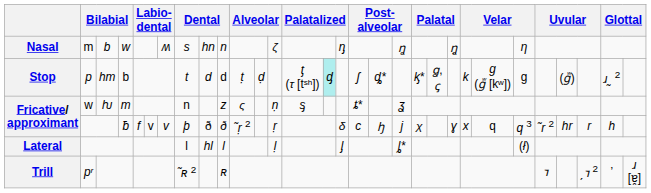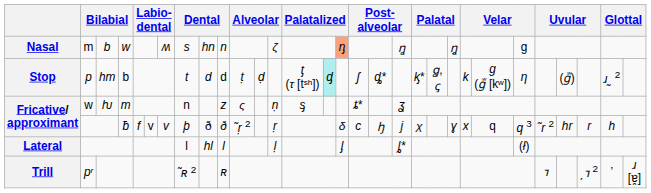(342, 47) no background -> (342, 47) lightsalmon background
(524, 47) ƞ -> (524, 47) g
(524, 77) g -> (524, 77) ƞ
